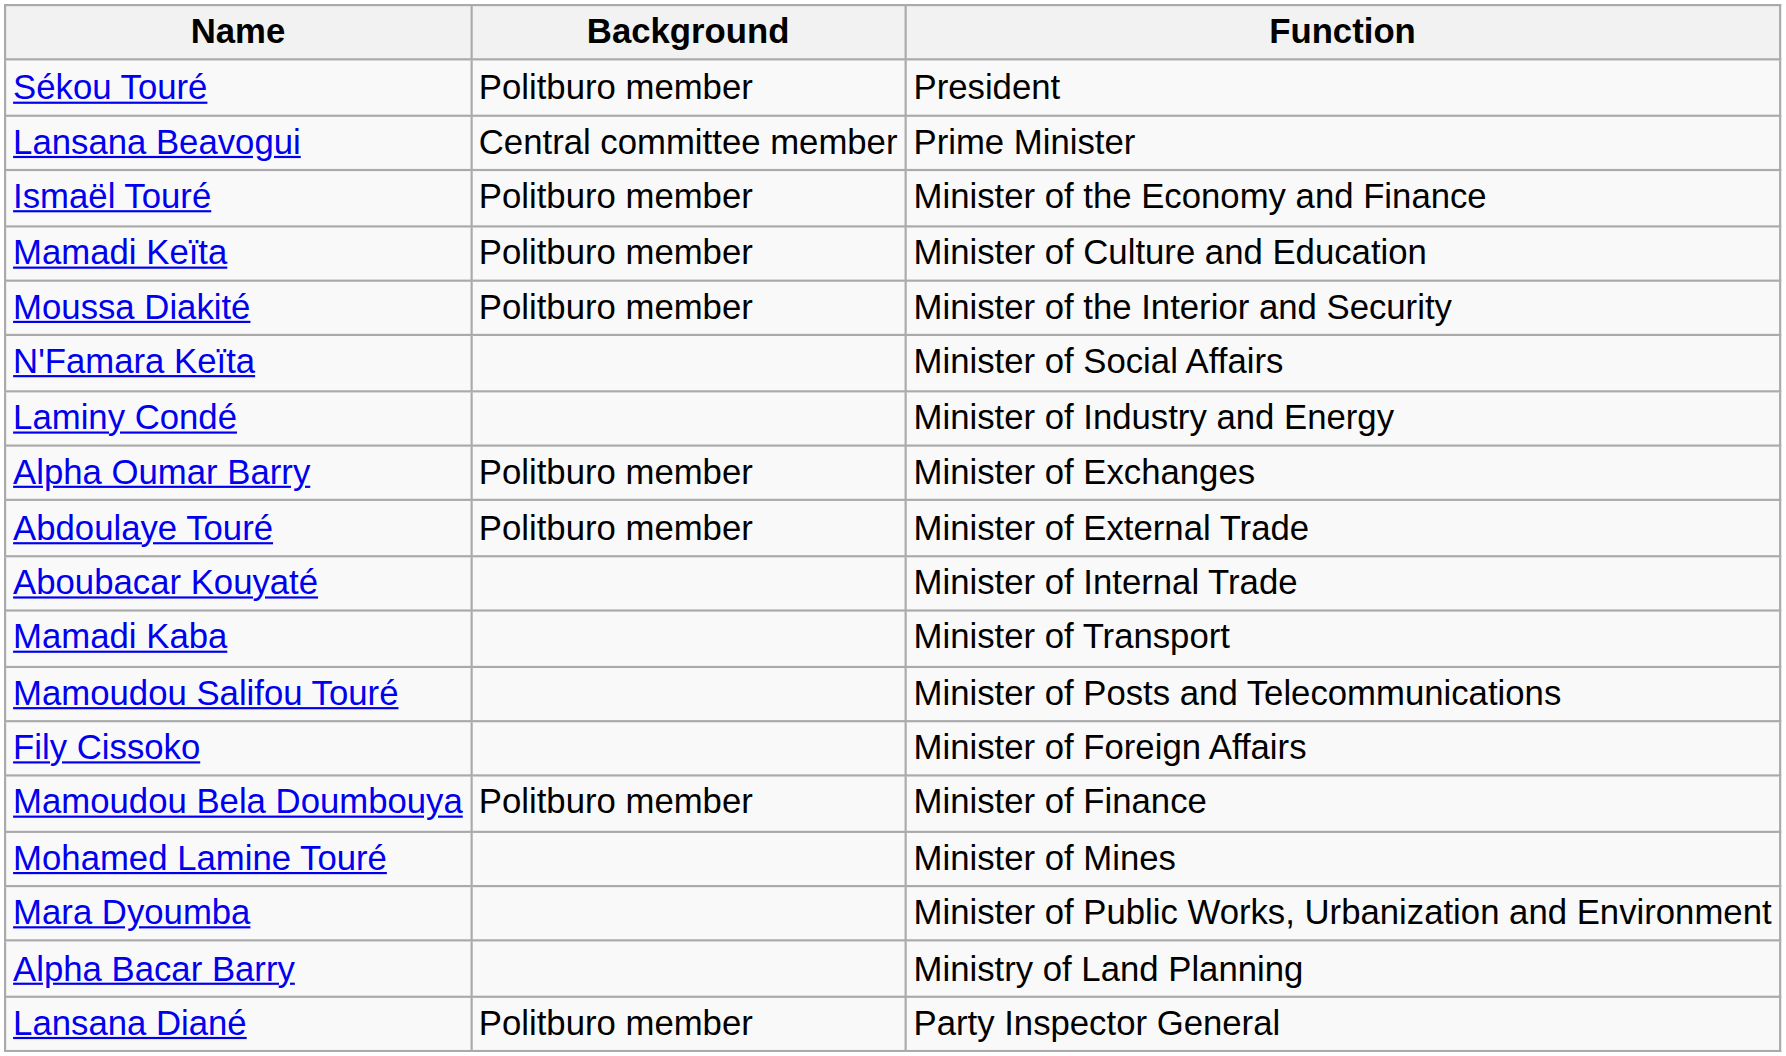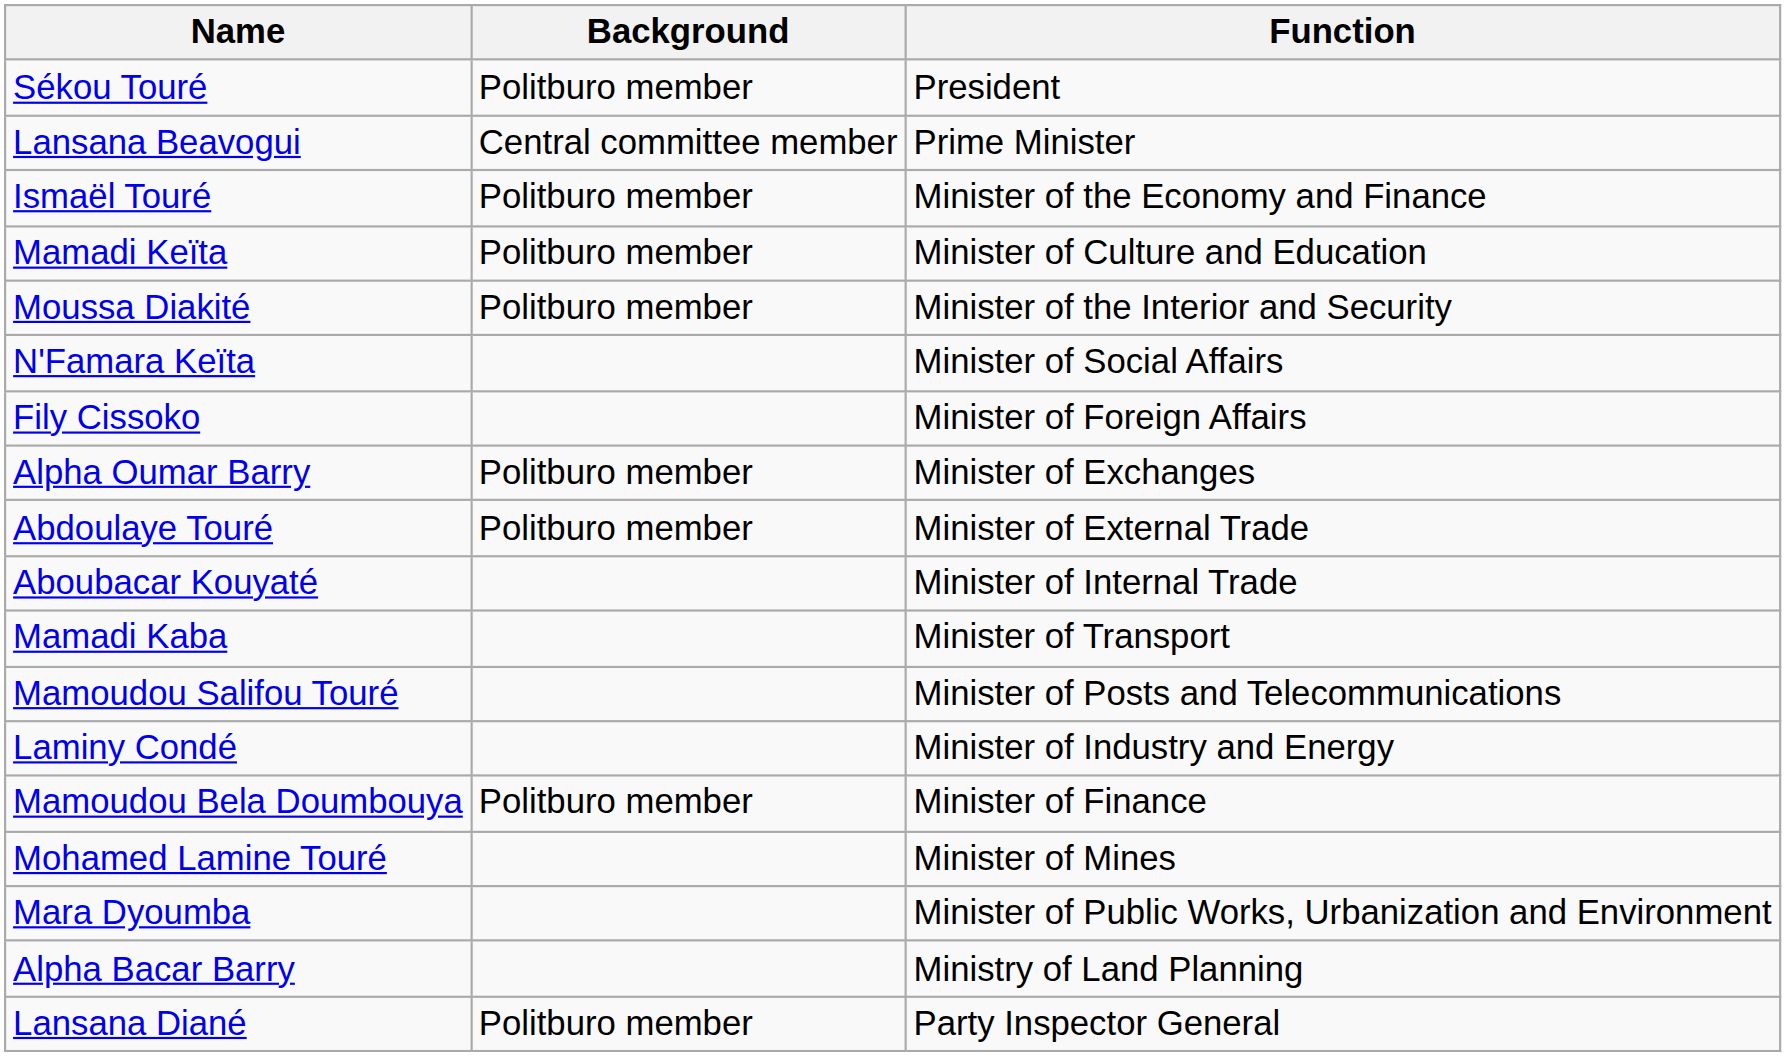rows swapped: (107, 747) <-> (125, 417)
